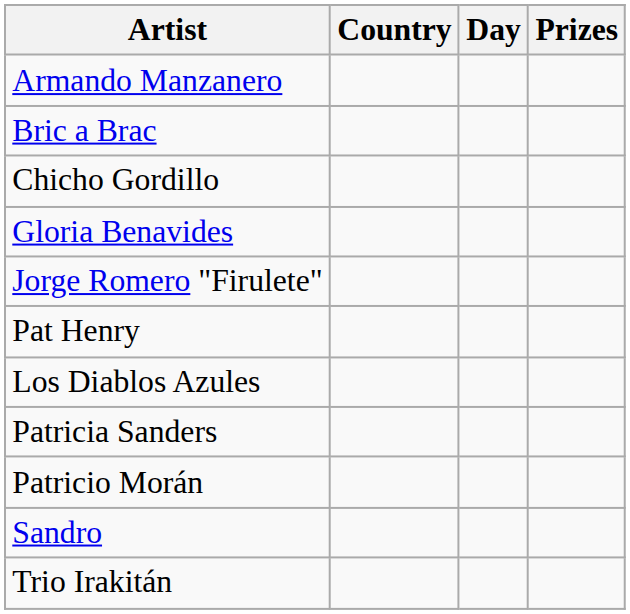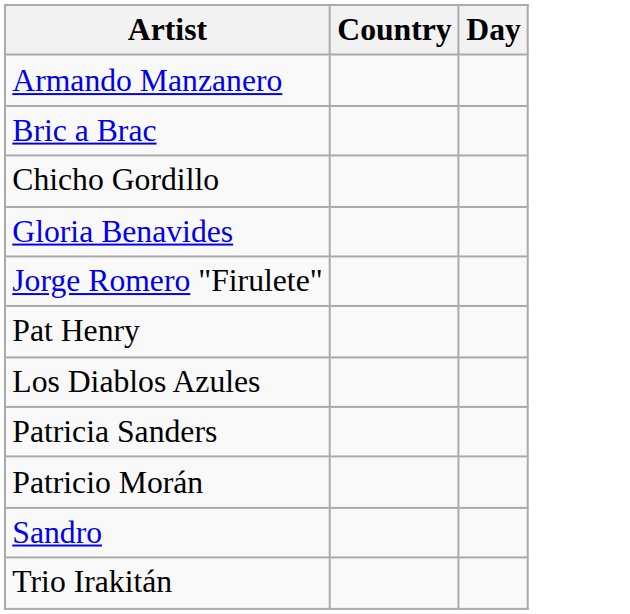- column: (577, 29)
